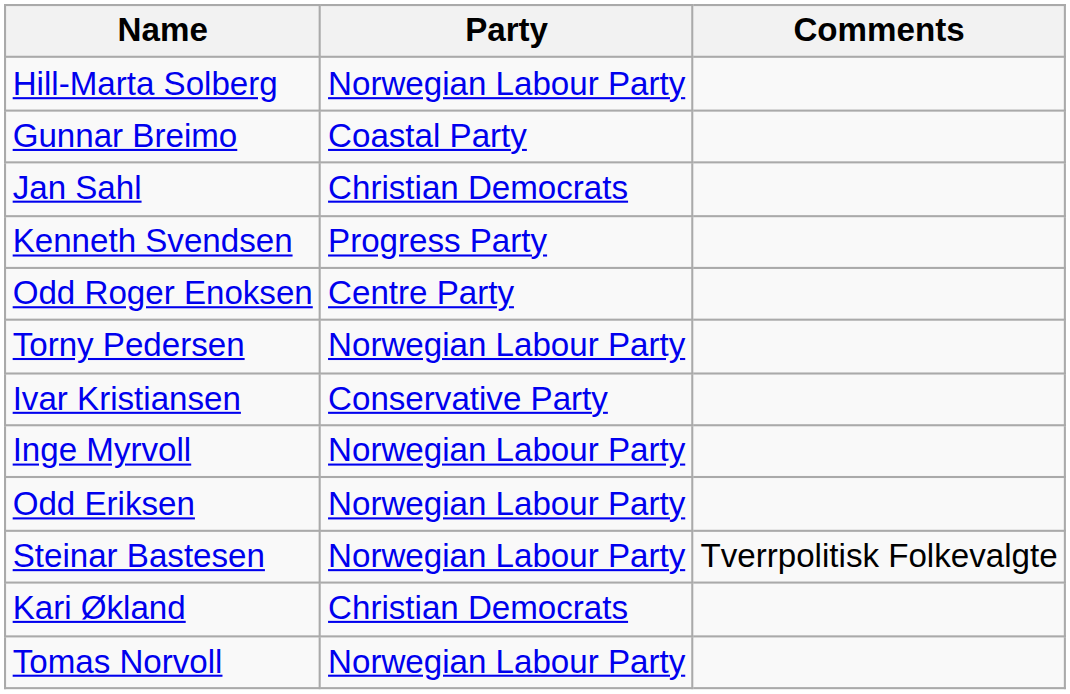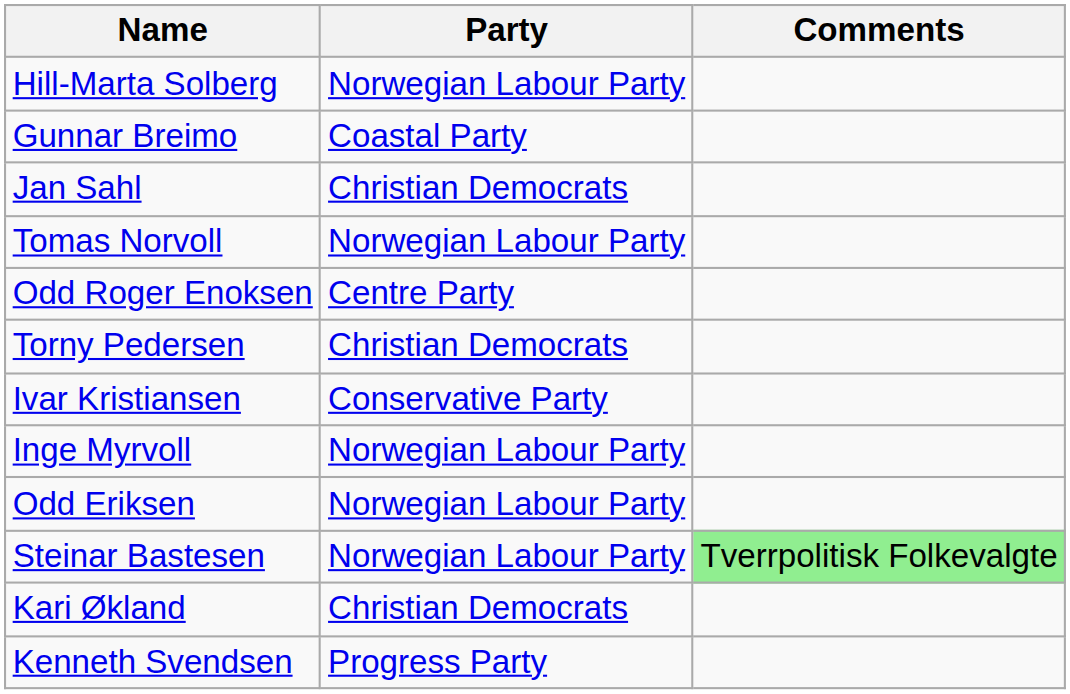rows swapped: (153, 240) <-> (118, 661)
(507, 345) Norwegian Labour Party -> (478, 345) Christian Democrats
(879, 556) no background -> (879, 556) lightgreen background
